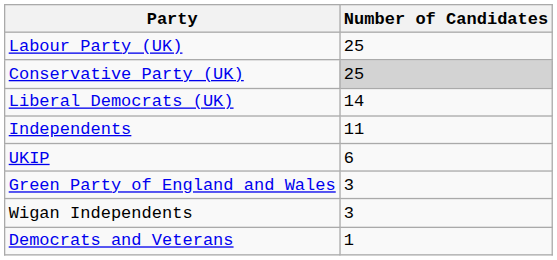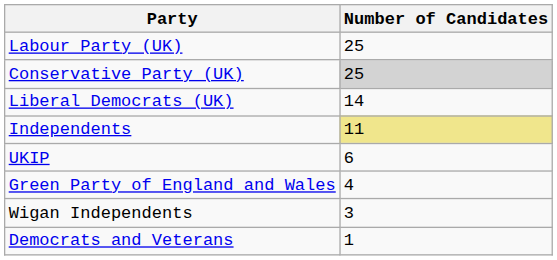(354, 130) no background -> (354, 130) khaki background
(349, 185) 3 -> (349, 185) 4
